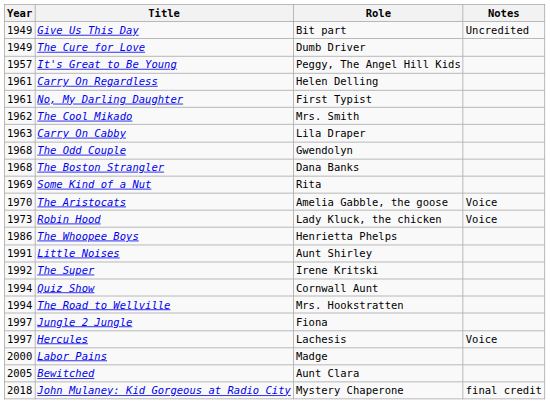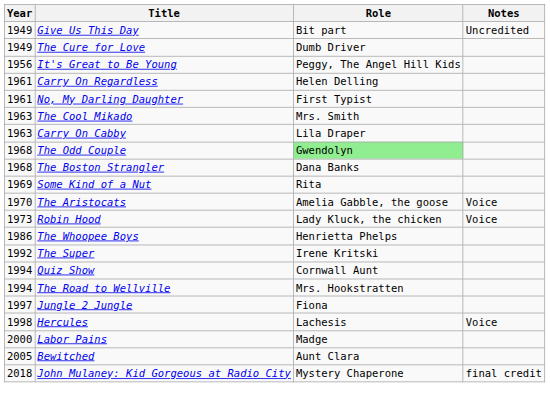(20, 64) 1957 -> (20, 64) 1956
(20, 116) 1962 -> (20, 116) 1963
(324, 150) no background -> (324, 150) lightgreen background
- row: (78, 253)
(20, 339) 1997 -> (20, 322) 1998
